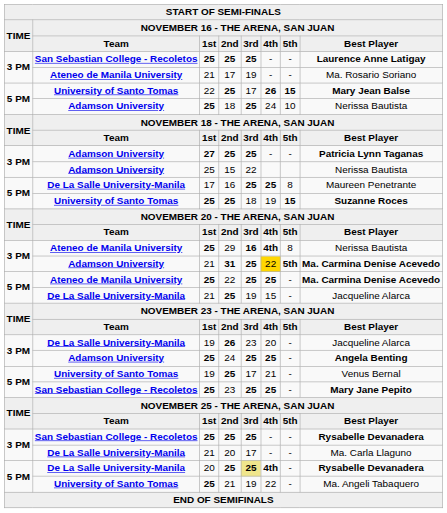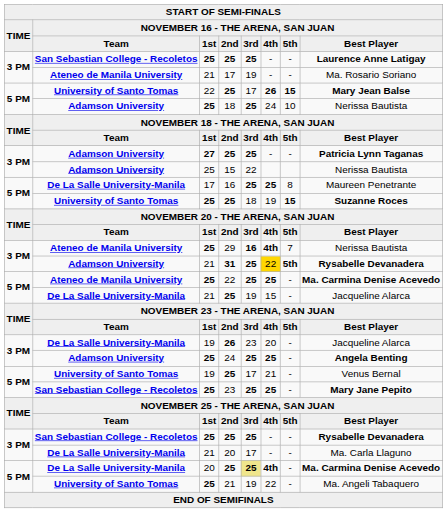(290, 248) 8 -> (290, 248) 7
(371, 264) Ma. Carmina Denise Acevedo -> (371, 264) Rysabelle Devanadera
(371, 468) Rysabelle Devanadera -> (371, 468) Ma. Carmina Denise Acevedo
